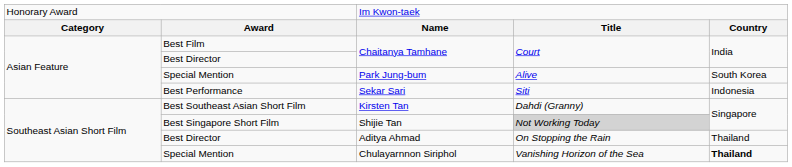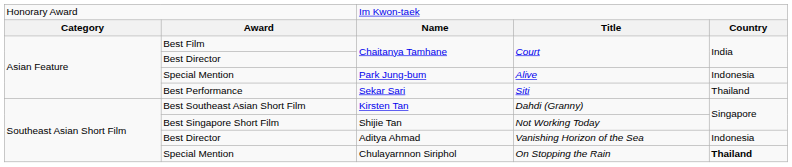(739, 75) South Korea -> (733, 75) Indonesia
(733, 91) Indonesia -> (730, 91) Thailand
(558, 122) lightgrey background -> (558, 122) no background
(563, 138) On Stopping the Rain -> (580, 138) Vanishing Horizon of the Sea
(730, 138) Thailand -> (733, 138) Indonesia
(580, 153) Vanishing Horizon of the Sea -> (563, 153) On Stopping the Rain
